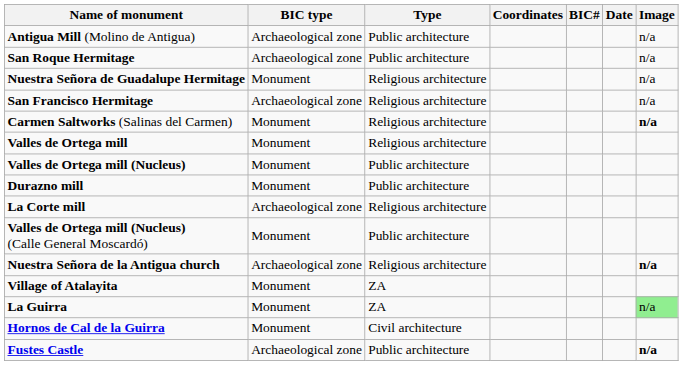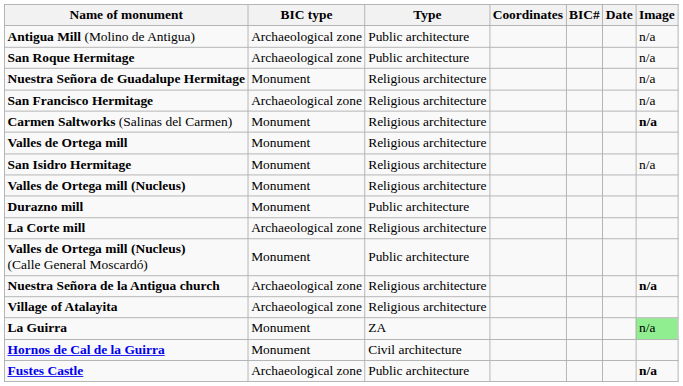+ row: (69, 164)
(419, 164) Public architecture -> (427, 185) Religious architecture
(281, 286) Monument -> (307, 307) Archaeological zone
(377, 286) ZA -> (427, 307) Religious architecture
